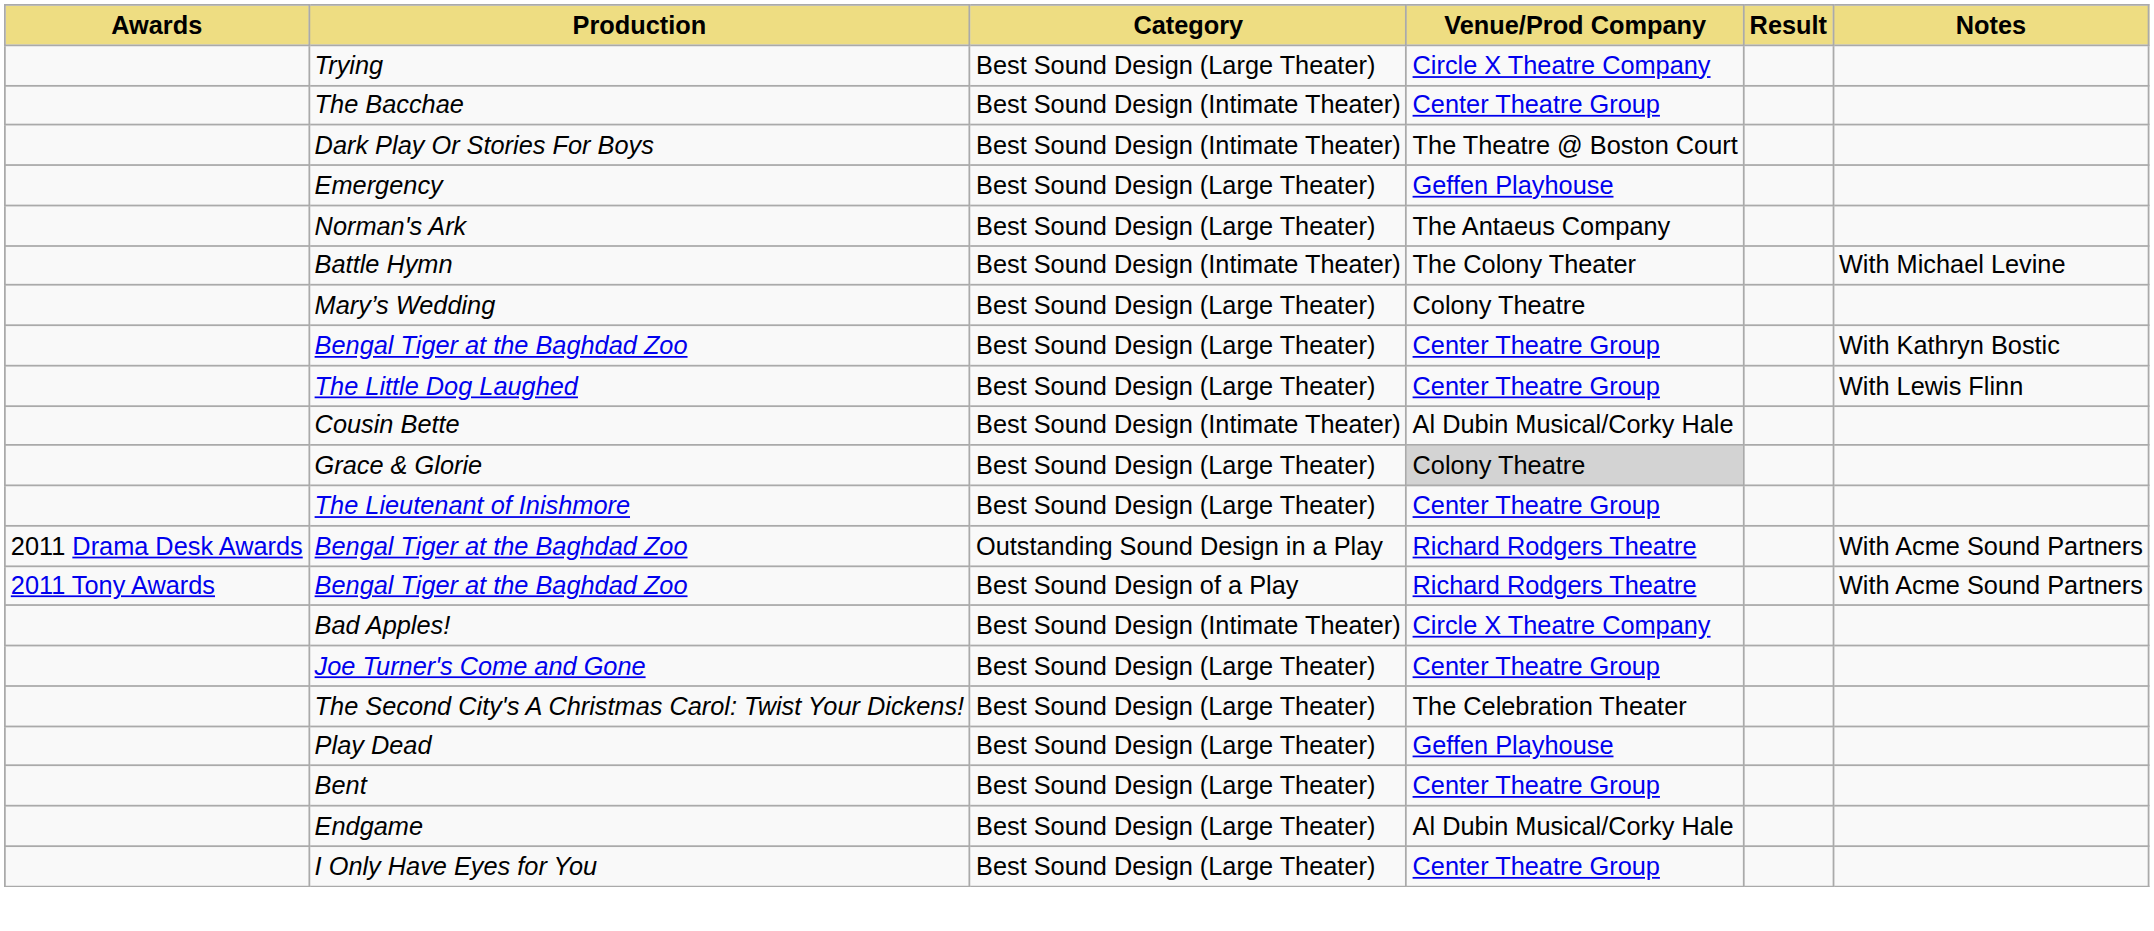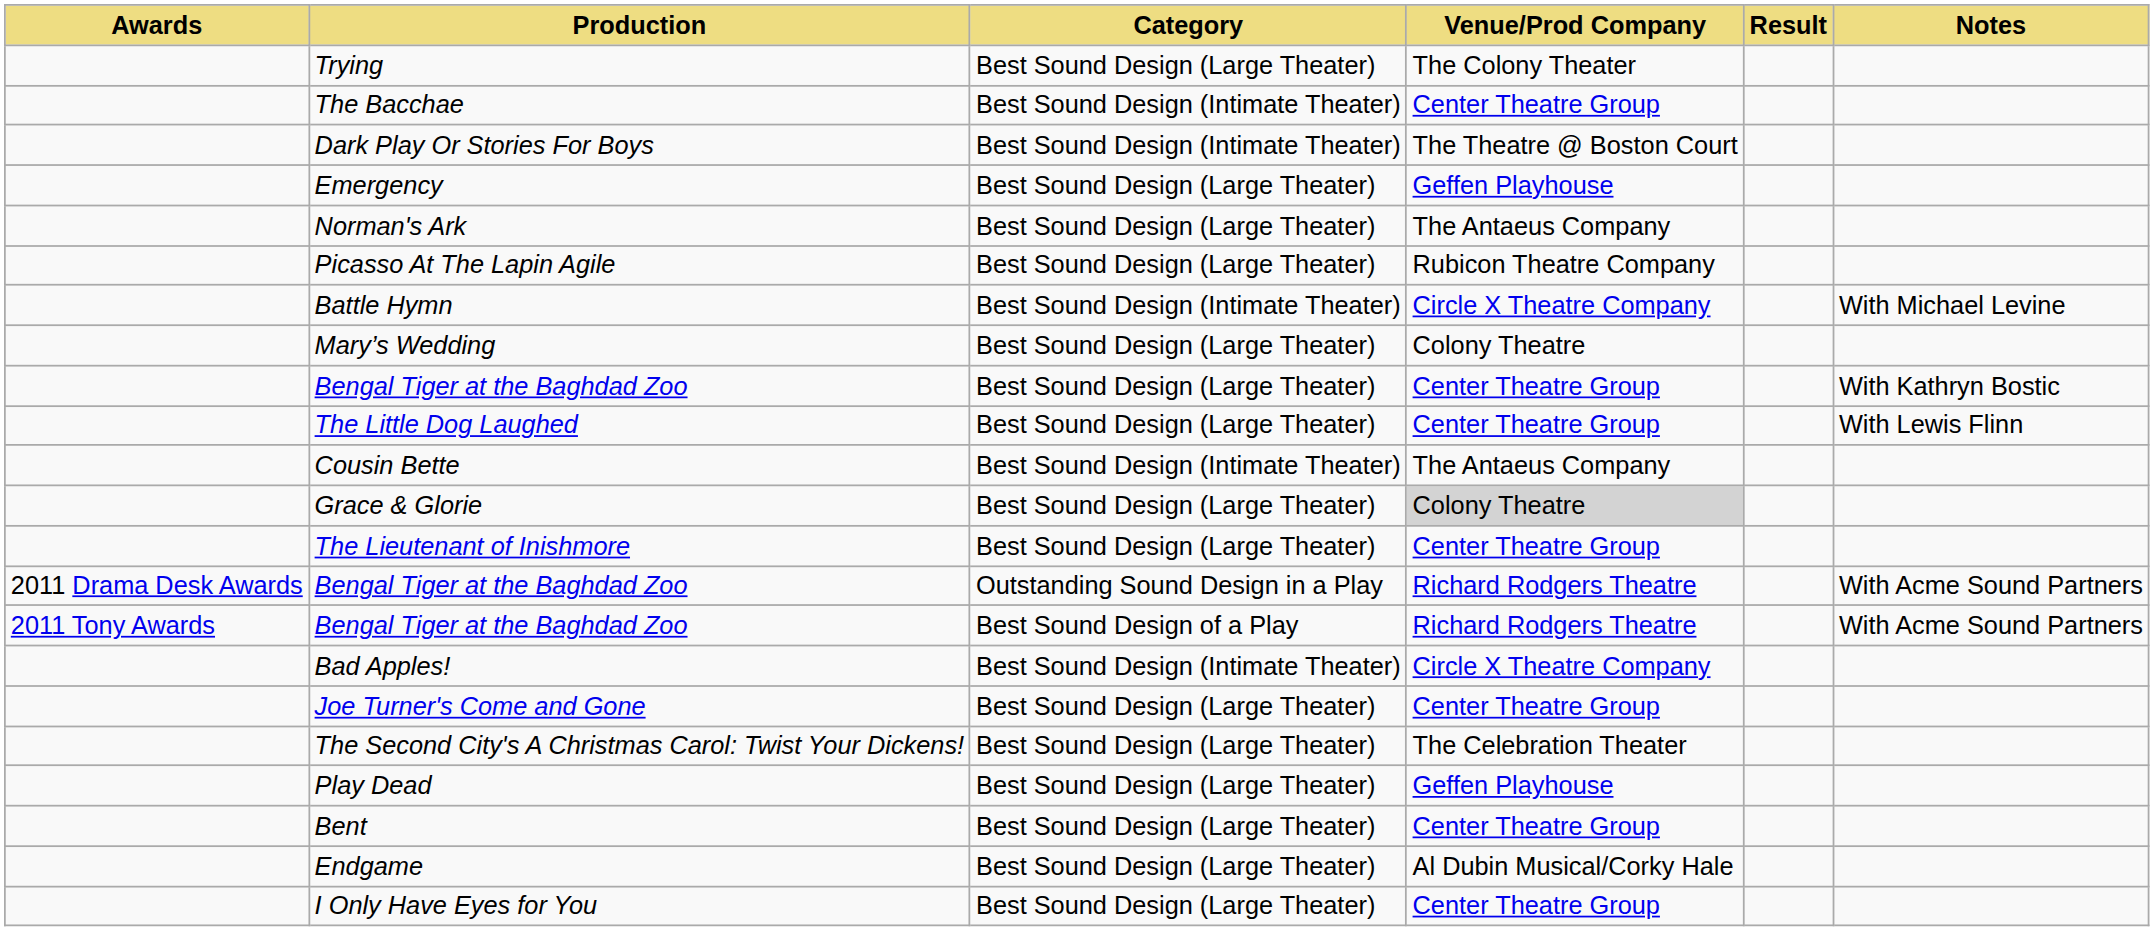(1562, 65) Circle X Theatre Company -> (1524, 65) The Colony Theater
+ row: (465, 266)
(1524, 266) The Colony Theater -> (1562, 306) Circle X Theatre Company
(1573, 426) Al Dubin Musical/Corky Hale -> (1541, 466) The Antaeus Company
